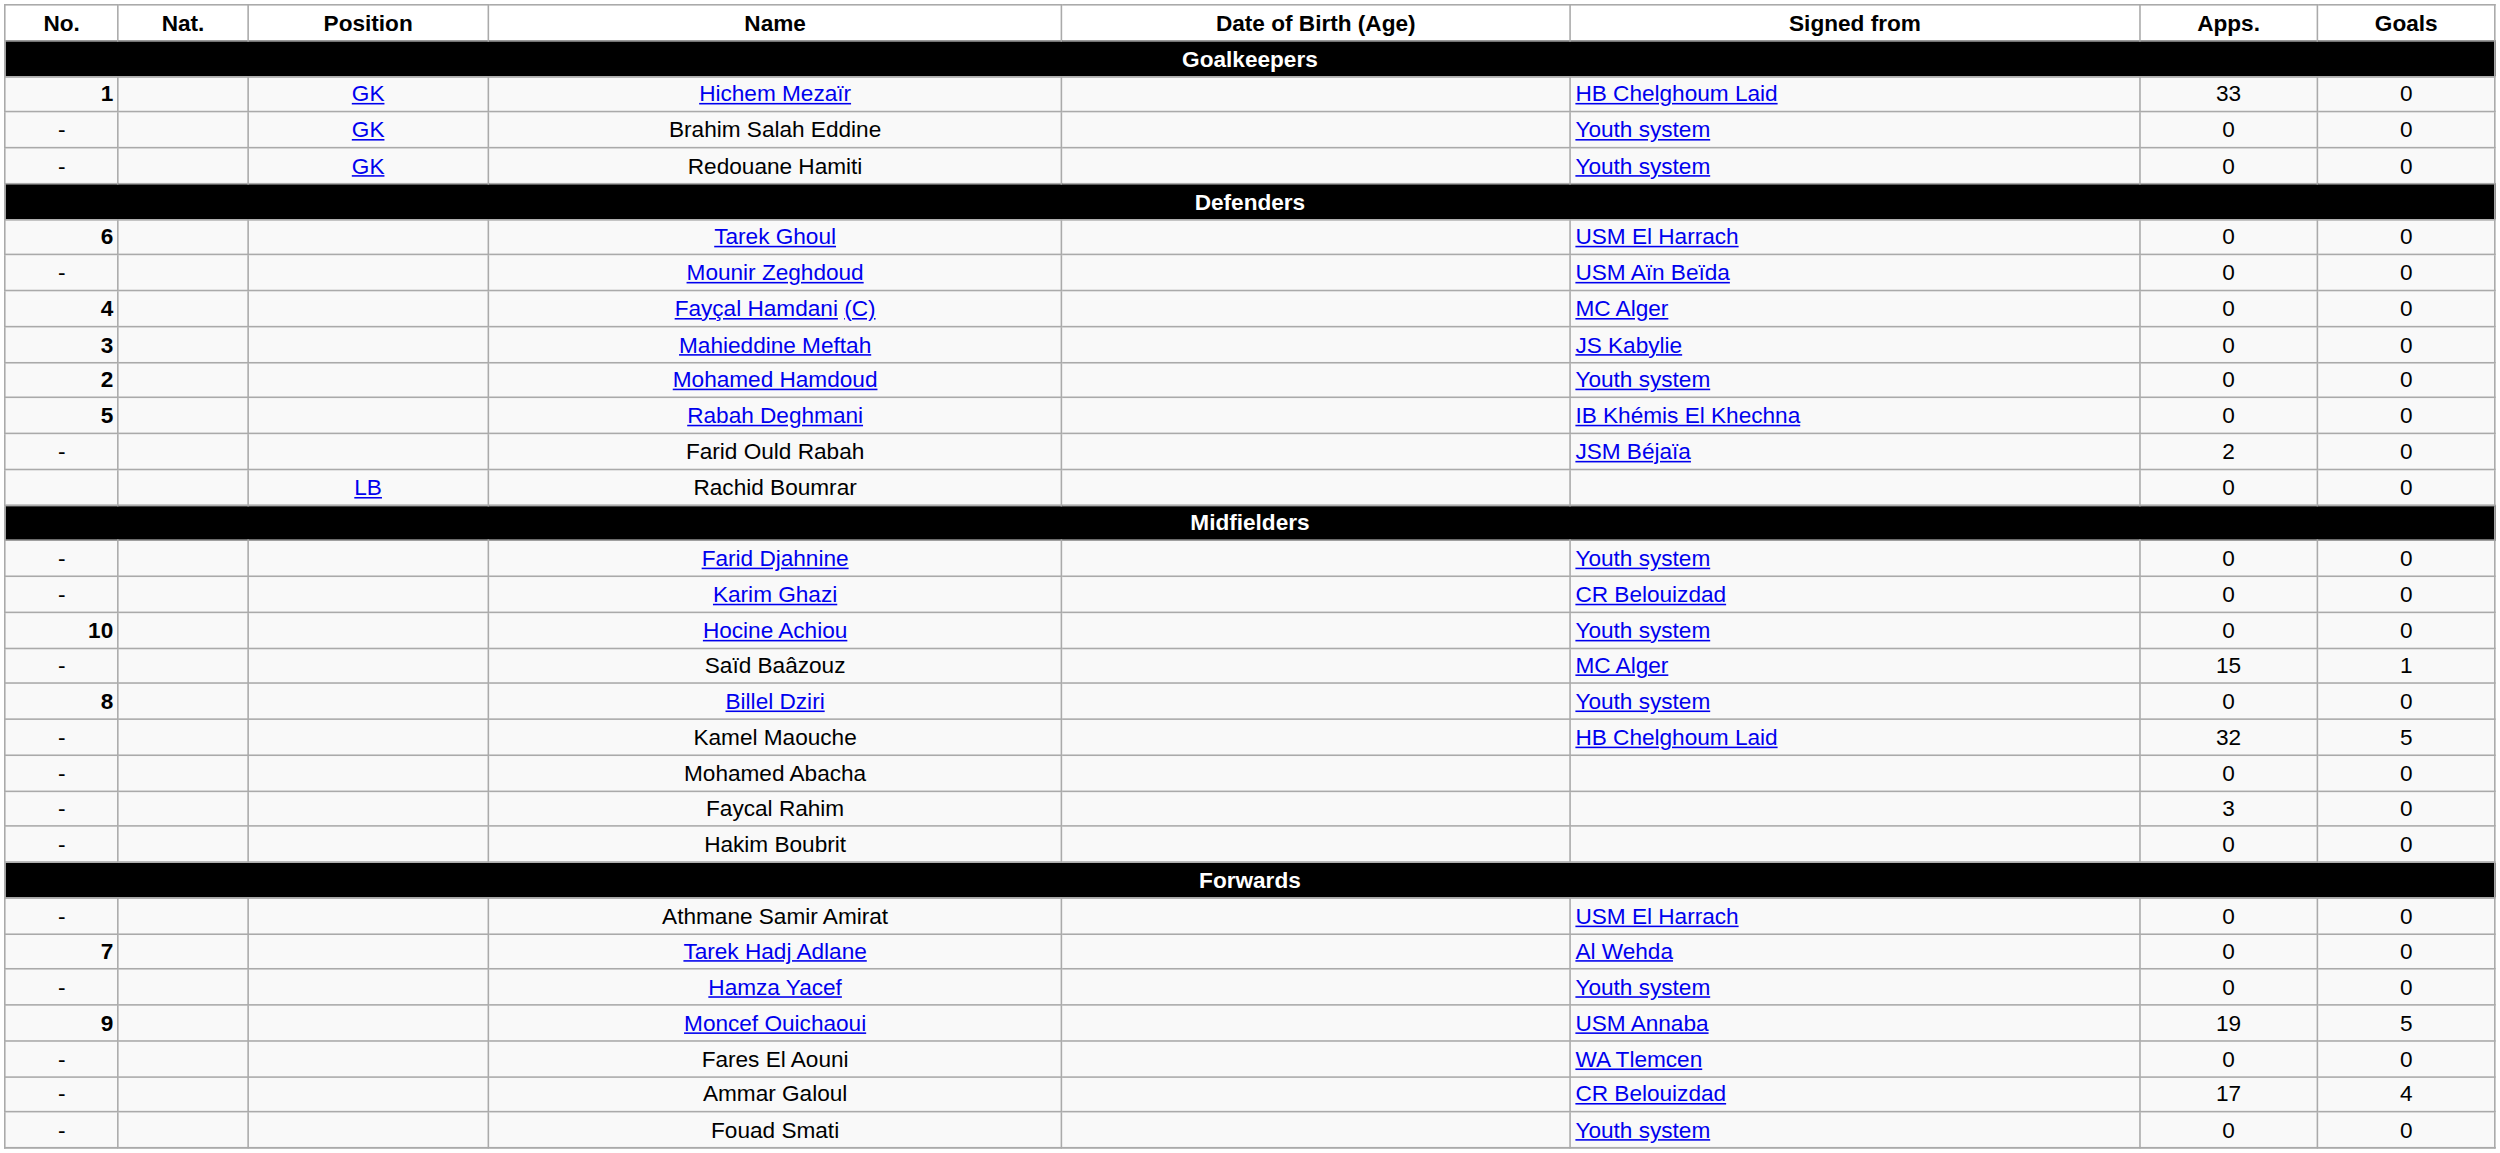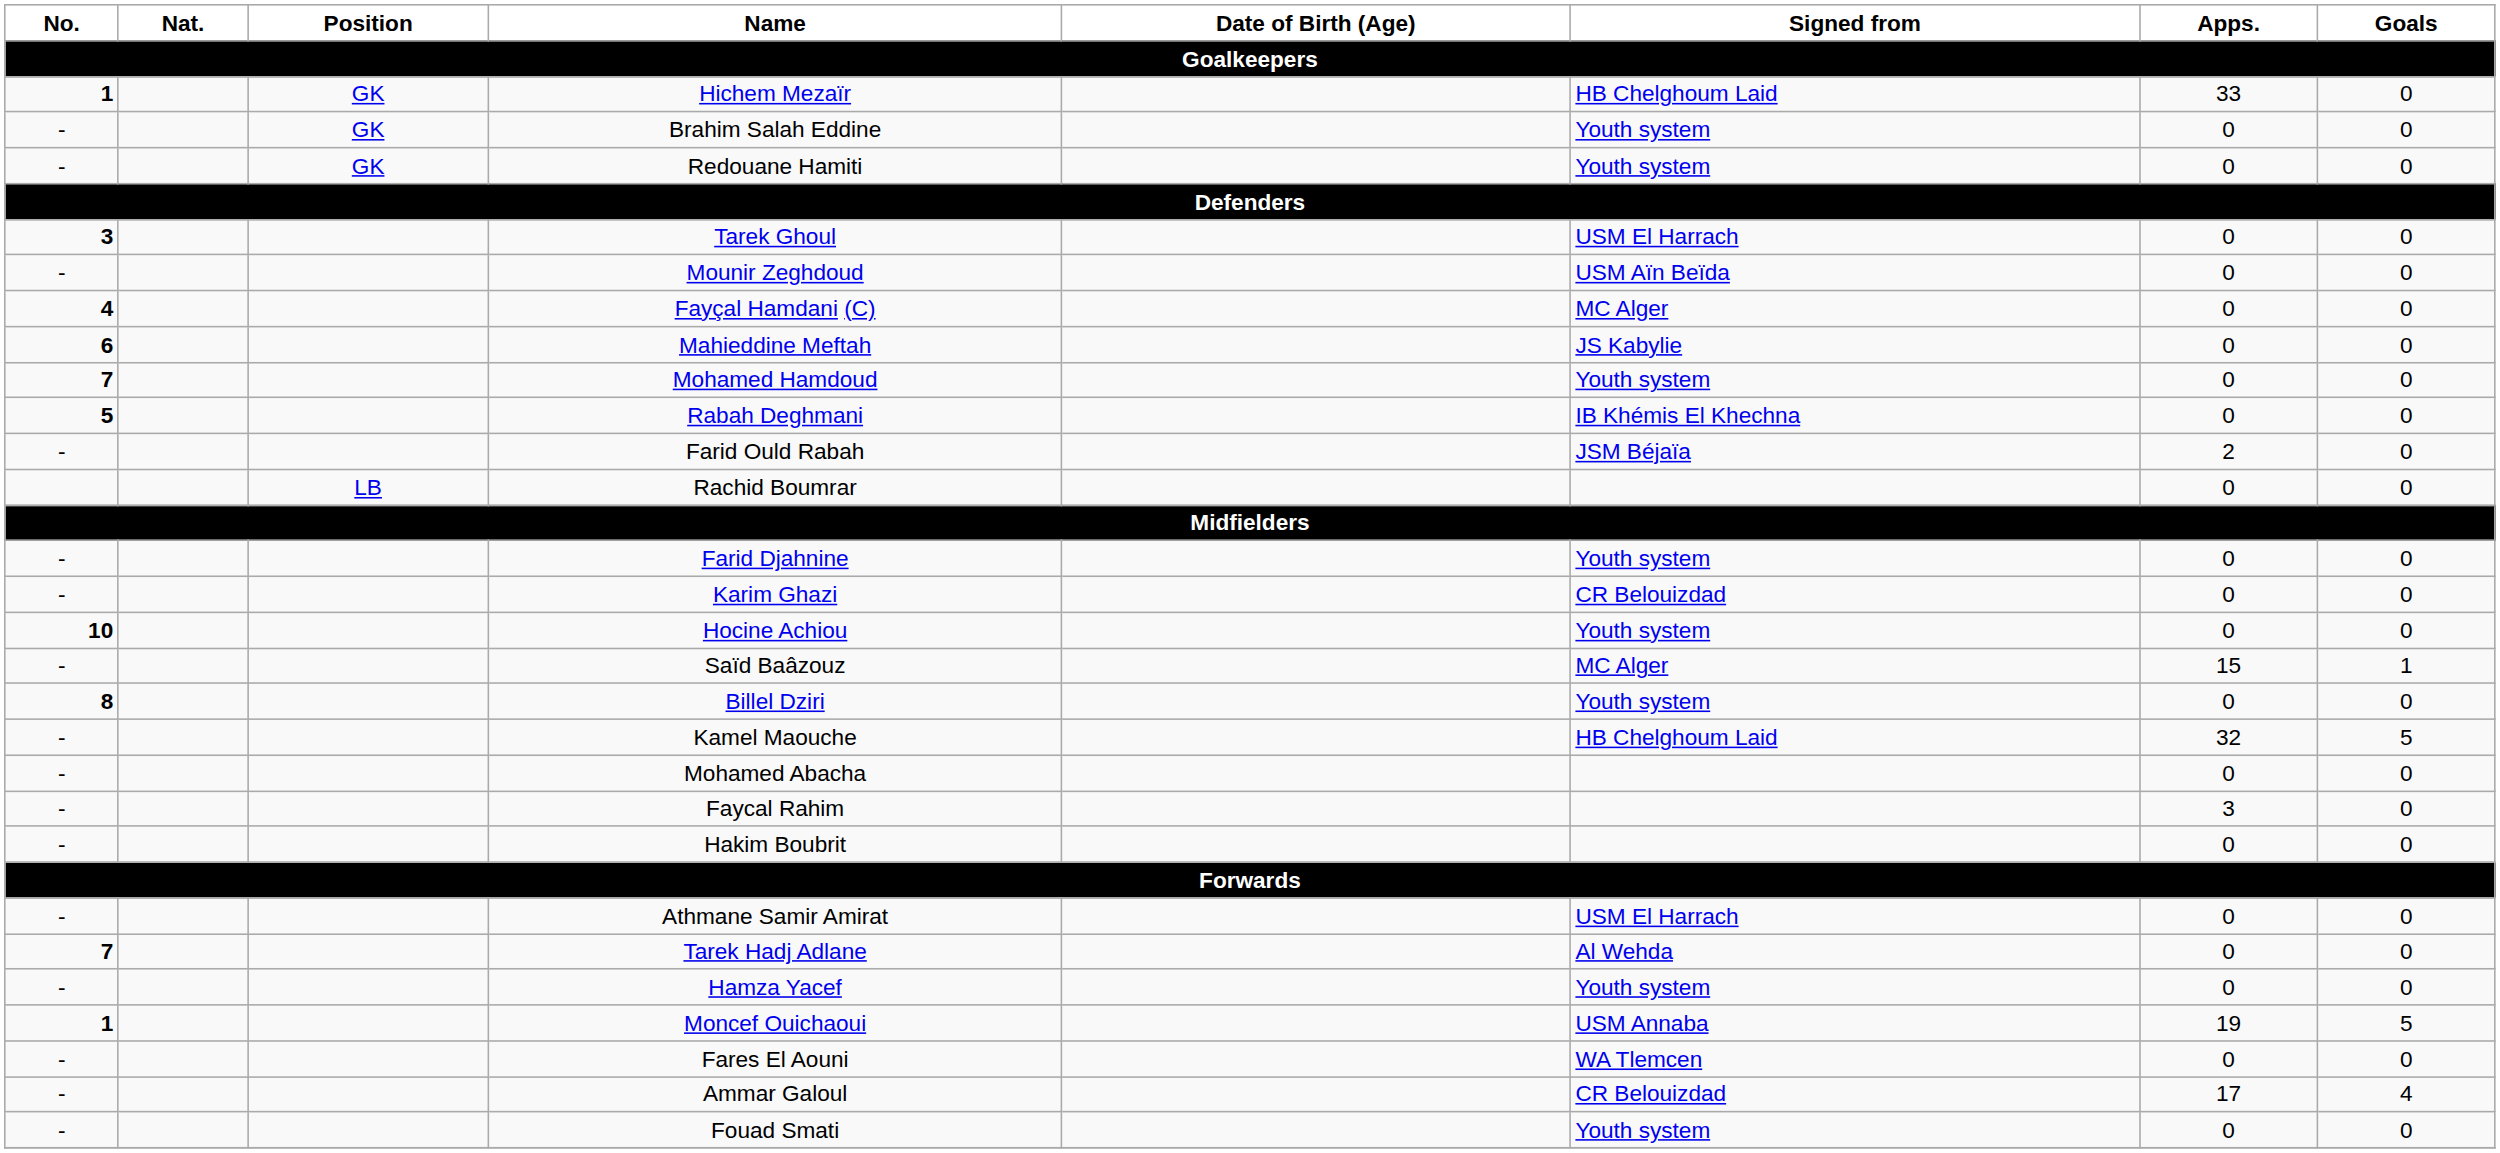(107, 237) 6 -> (107, 237) 3
(107, 344) 3 -> (107, 344) 6
(107, 380) 2 -> (107, 380) 7
(107, 1023) 9 -> (107, 1023) 1
